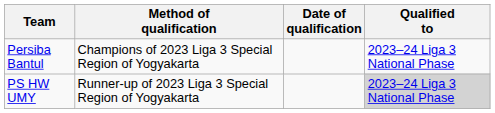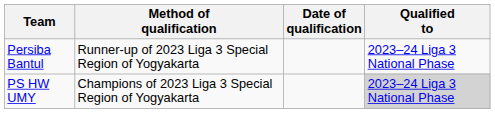(175, 56) Champions of 2023 Liga 3 Special Region of Yogyakarta -> (173, 56) Runner-up of 2023 Liga 3 Special Region of Yogyakarta
(173, 91) Runner-up of 2023 Liga 3 Special Region of Yogyakarta -> (175, 91) Champions of 2023 Liga 3 Special Region of Yogyakarta
